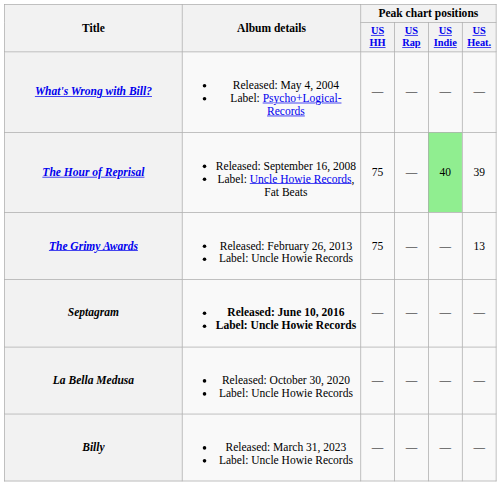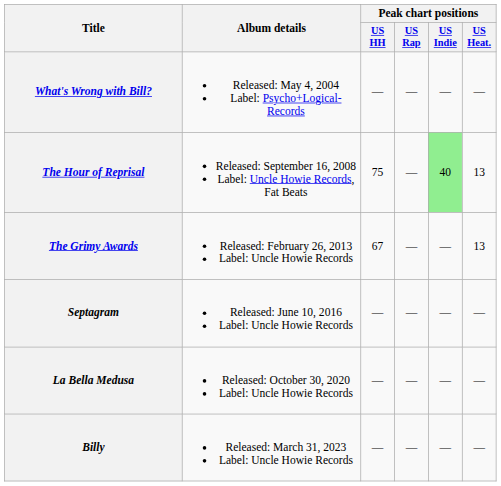(479, 172) 39 -> (479, 172) 13
(378, 246) 75 -> (378, 246) 67
(272, 320) bold -> (272, 320) normal
